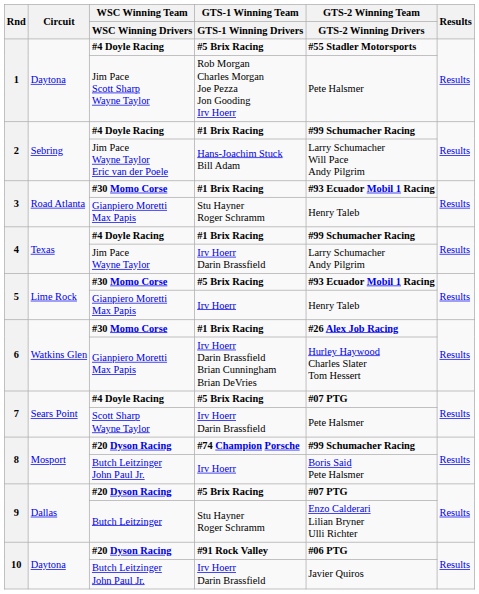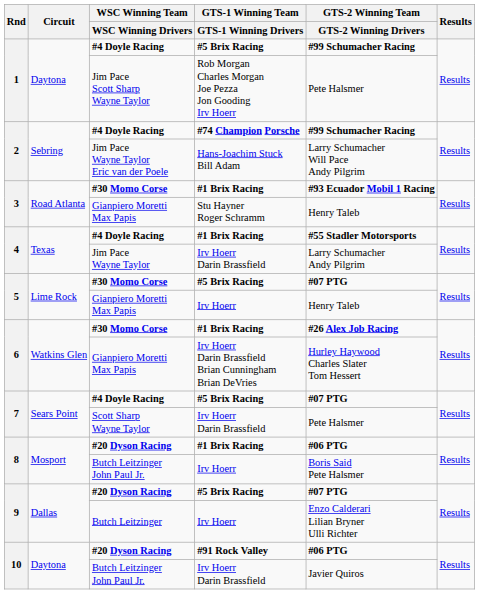(362, 47) #55 Stadler Motorsports -> (362, 47) #99 Schumacher Racing
(230, 130) #1 Brix Racing -> (248, 130) #74 Champion Porsche
(362, 235) #99 Schumacher Racing -> (362, 235) #55 Stadler Motorsports
(371, 282) #93 Ecuador Mobil 1 Racing -> (328, 282) #07 PTG
(248, 446) #74 Champion Porsche -> (230, 446) #1 Brix Racing
(362, 446) #99 Schumacher Racing -> (328, 446) #06 PTG
(231, 521) Stu Hayner Roger Schramm -> (217, 521) Irv Hoerr
